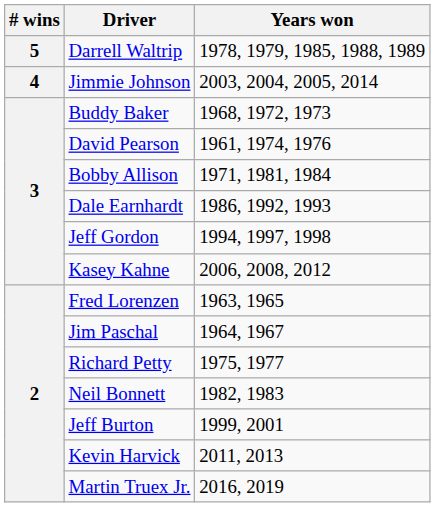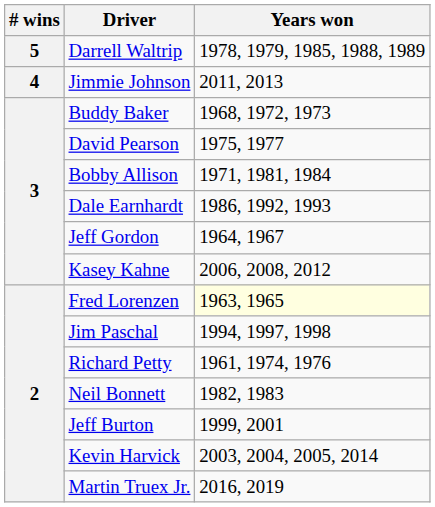(289, 82) 2003, 2004, 2005, 2014 -> (241, 82) 2011, 2013
(265, 144) 1961, 1974, 1976 -> (242, 144) 1975, 1977
(265, 237) 1994, 1997, 1998 -> (242, 237) 1964, 1967
(242, 299) no background -> (242, 299) lightyellow background
(242, 331) 1964, 1967 -> (265, 331) 1994, 1997, 1998
(242, 362) 1975, 1977 -> (265, 362) 1961, 1974, 1976
(241, 455) 2011, 2013 -> (289, 455) 2003, 2004, 2005, 2014
